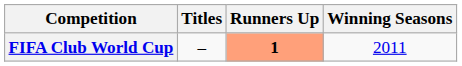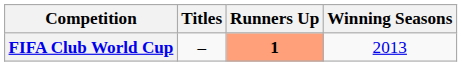(390, 47) 2011 -> (390, 47) 2013
